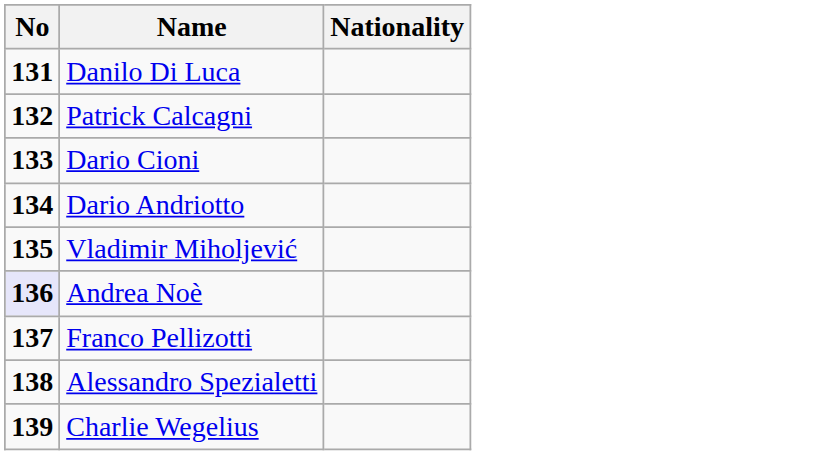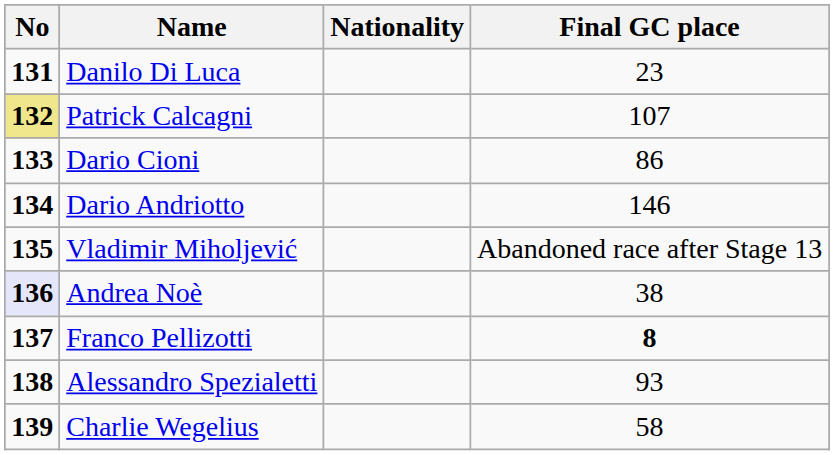+ column: (650, 26)
(32, 115) no background -> (32, 115) khaki background
